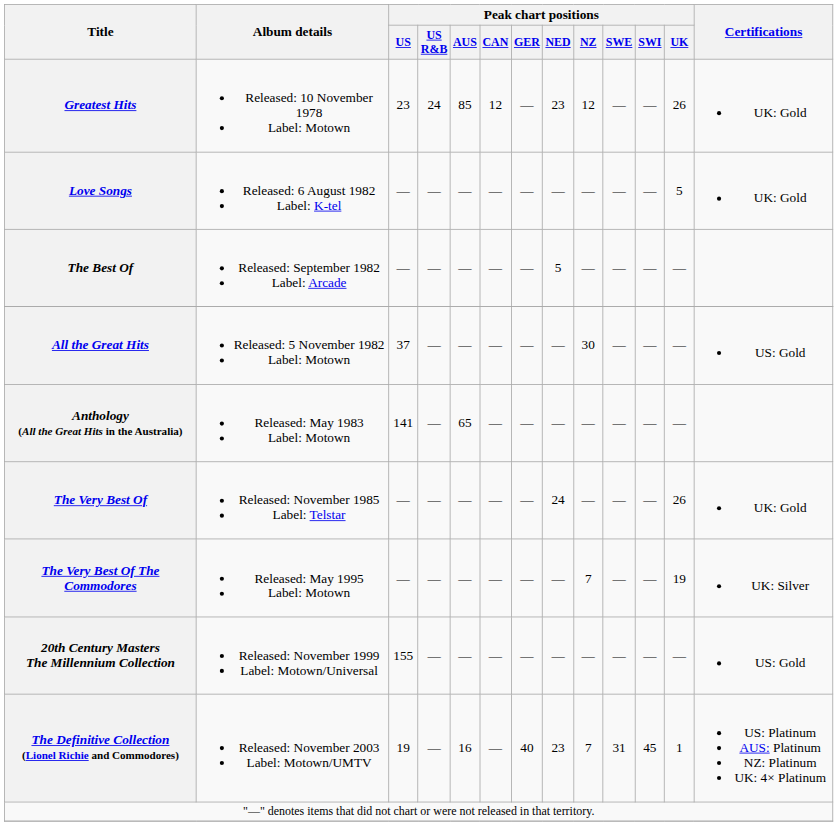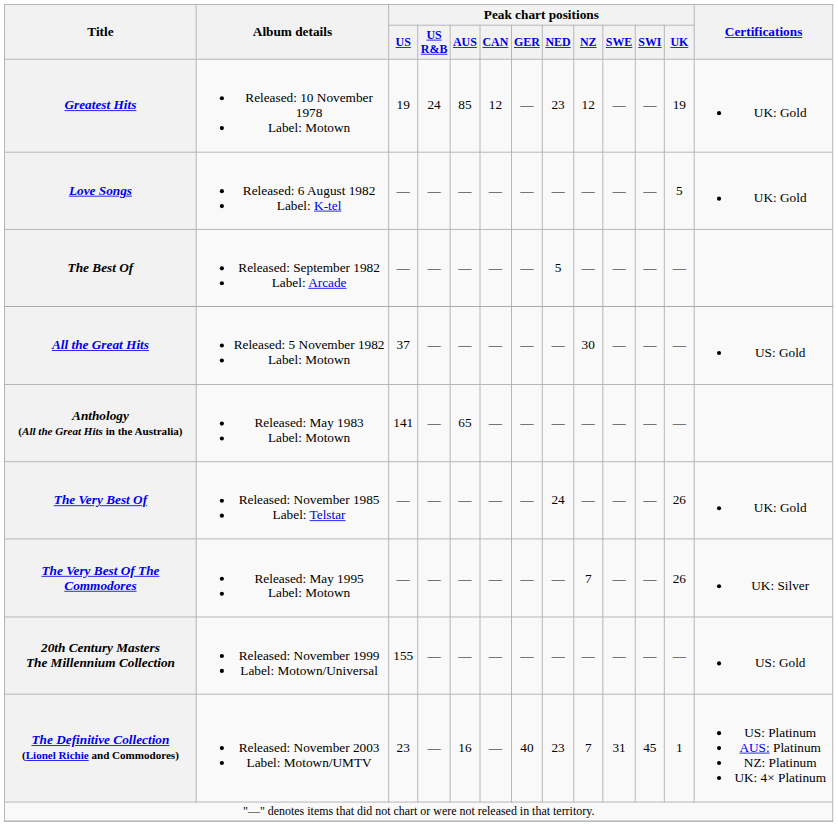(403, 105) 23 -> (403, 105) 19
(679, 105) 26 -> (679, 105) 19
(679, 578) 19 -> (679, 578) 26
(403, 748) 19 -> (403, 748) 23
